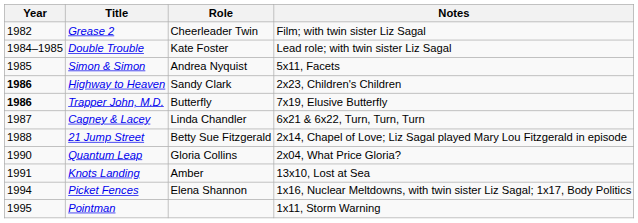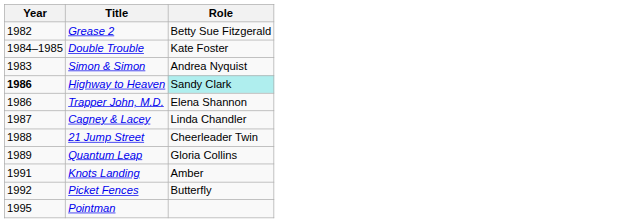- column: (454, 13)
(214, 31) Cheerleader Twin -> (221, 31) Betty Sue Fitzgerald
(19, 66) 1985 -> (19, 66) 1983
(201, 84) no background -> (201, 84) paleturquoise background
(19, 102) bold -> (19, 102) normal
(191, 102) Butterfly -> (209, 102) Elena Shannon
(221, 137) Betty Sue Fitzgerald -> (214, 137) Cheerleader Twin
(19, 155) 1990 -> (19, 155) 1989
(19, 191) 1994 -> (19, 191) 1992
(209, 191) Elena Shannon -> (191, 191) Butterfly
